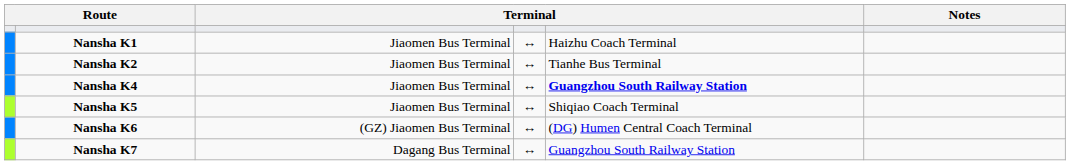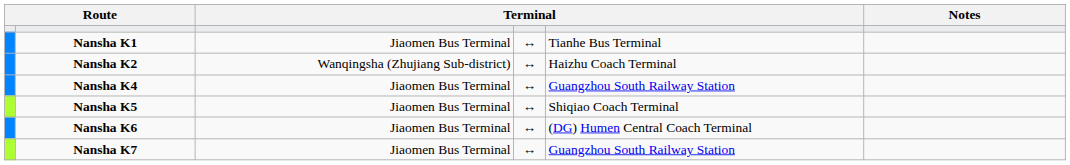(613, 42) Haizhu Coach Terminal -> (605, 42) Tianhe Bus Terminal
(450, 63) Jiaomen Bus Terminal -> (414, 63) Wanqingsha (Zhujiang Sub-district)
(605, 63) Tianhe Bus Terminal -> (613, 63) Haizhu Coach Terminal
(648, 85) bold -> (642, 85) normal
(435, 127) (GZ) Jiaomen Bus Terminal -> (450, 127) Jiaomen Bus Terminal
(452, 149) Dagang Bus Terminal -> (450, 149) Jiaomen Bus Terminal
